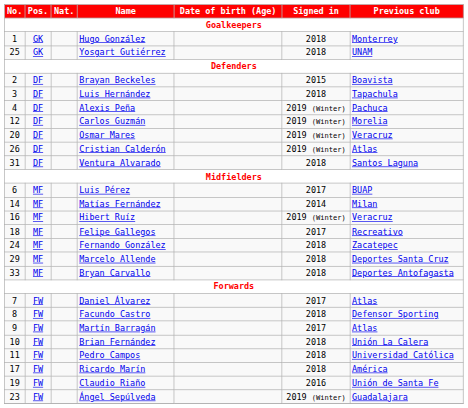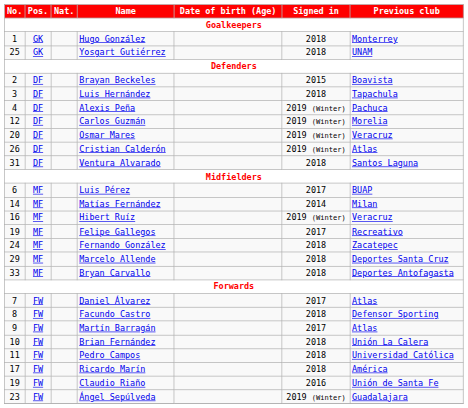(15, 232) 18 -> (15, 232) 19
